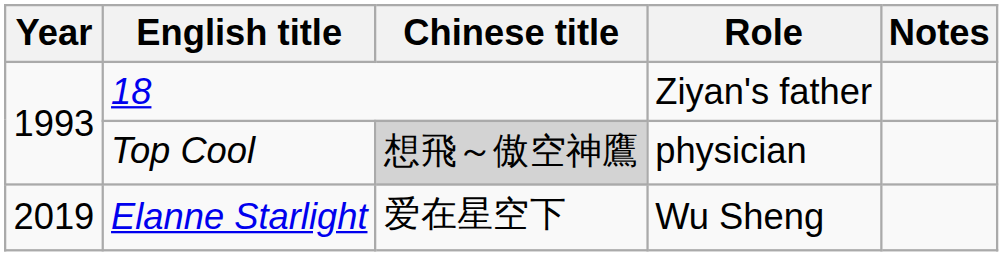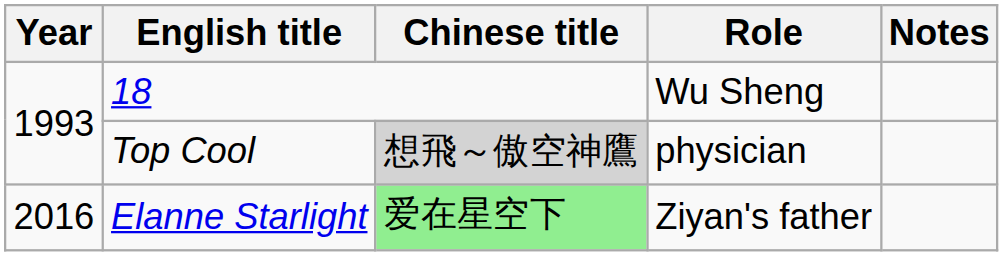(764, 90) Ziyan's father -> (740, 90) Wu Sheng
(54, 216) 2019 -> (54, 216) 2016
(475, 215) no background -> (475, 215) lightgreen background
(740, 216) Wu Sheng -> (764, 216) Ziyan's father
